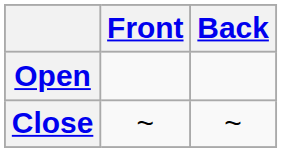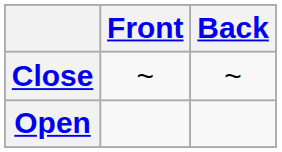rows swapped: (53, 123) <-> (53, 75)
